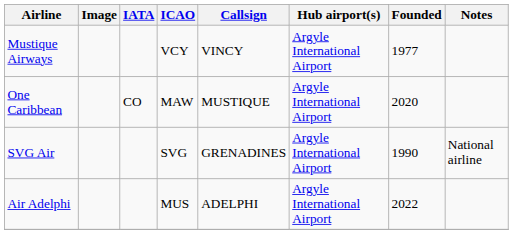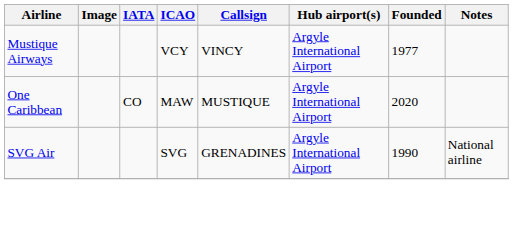- row: (39, 203)
